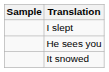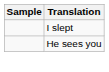- row: (68, 59)
